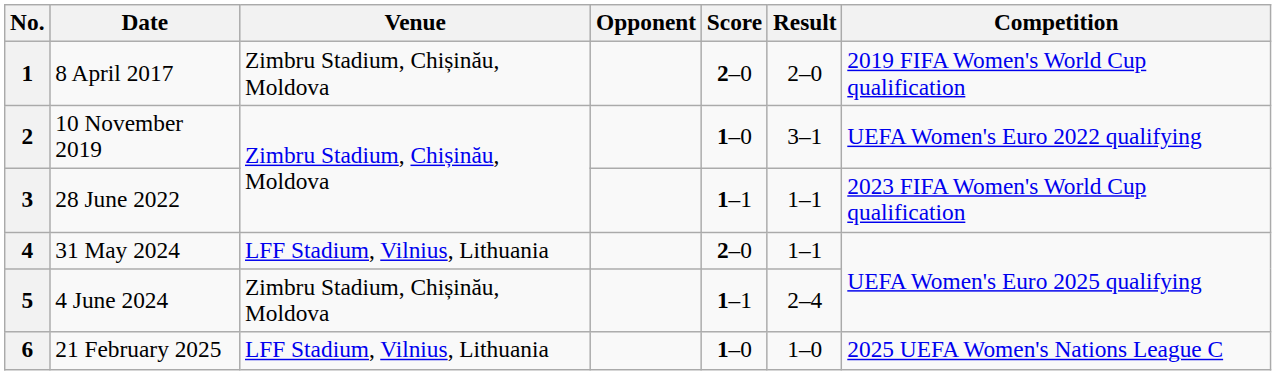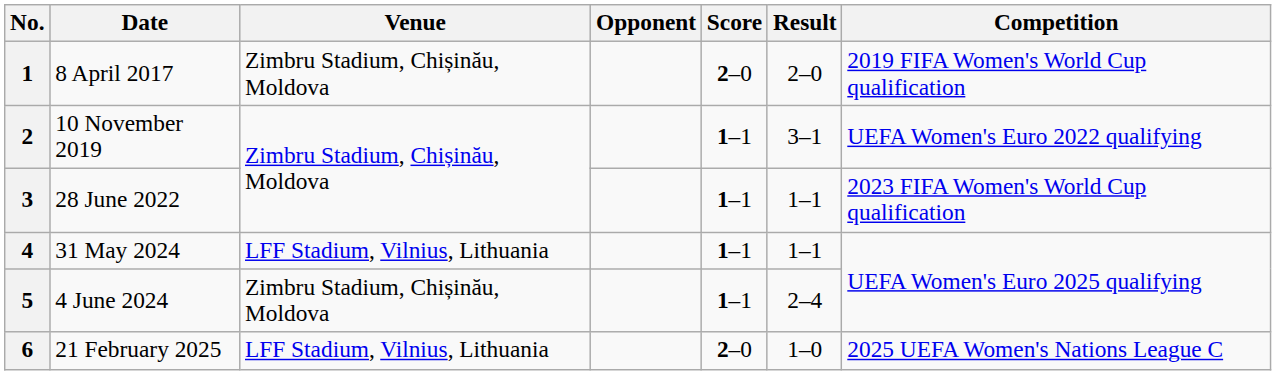(734, 136) 1–0 -> (734, 136) 1–1
(734, 250) 2–0 -> (734, 250) 1–1
(734, 350) 1–0 -> (734, 350) 2–0
